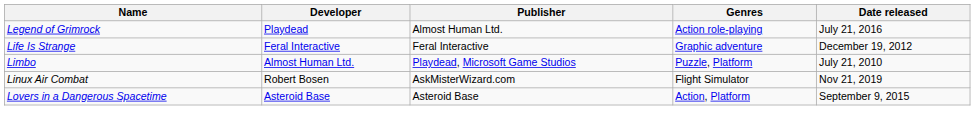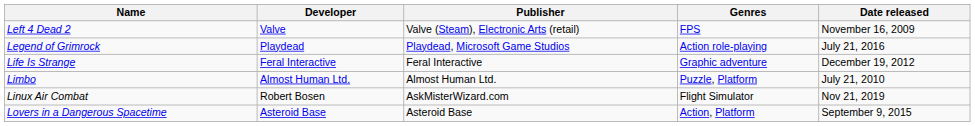+ row: (39, 29)
(458, 29) Almost Human Ltd. -> (488, 46) Playdead, Microsoft Game Studios
(494, 63) Playdead, Microsoft Game Studios -> (451, 79) Almost Human Ltd.
